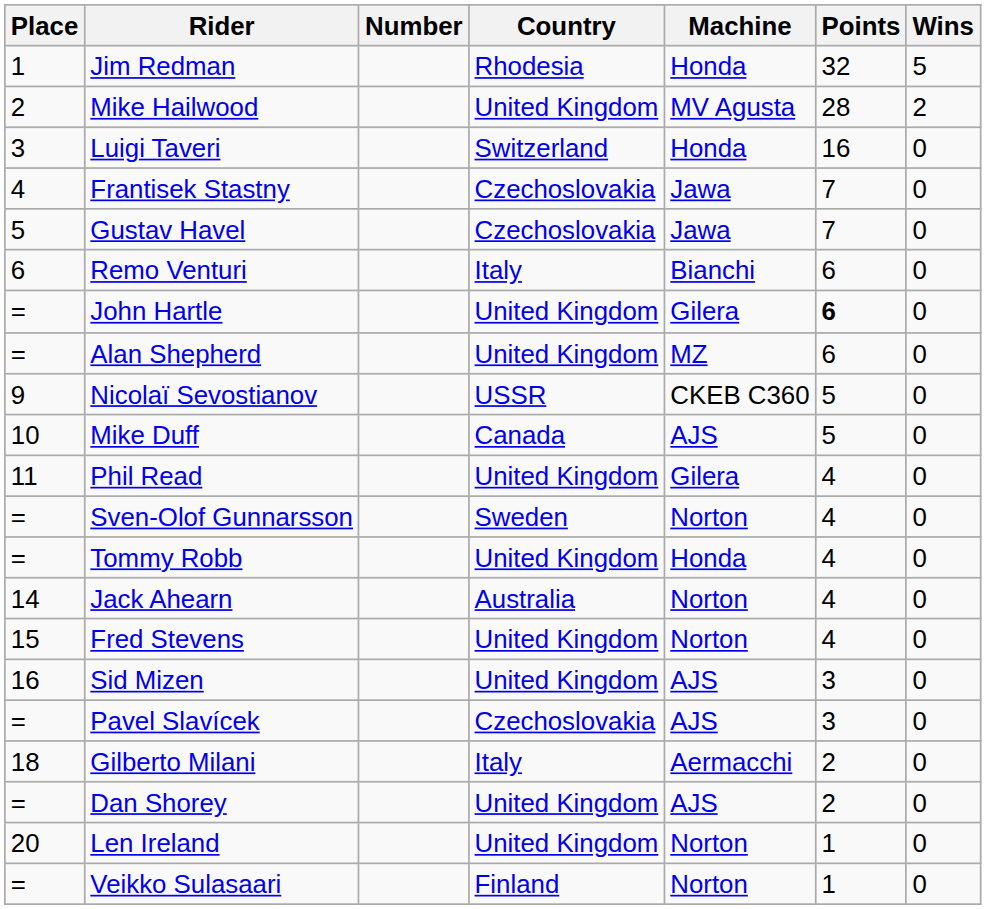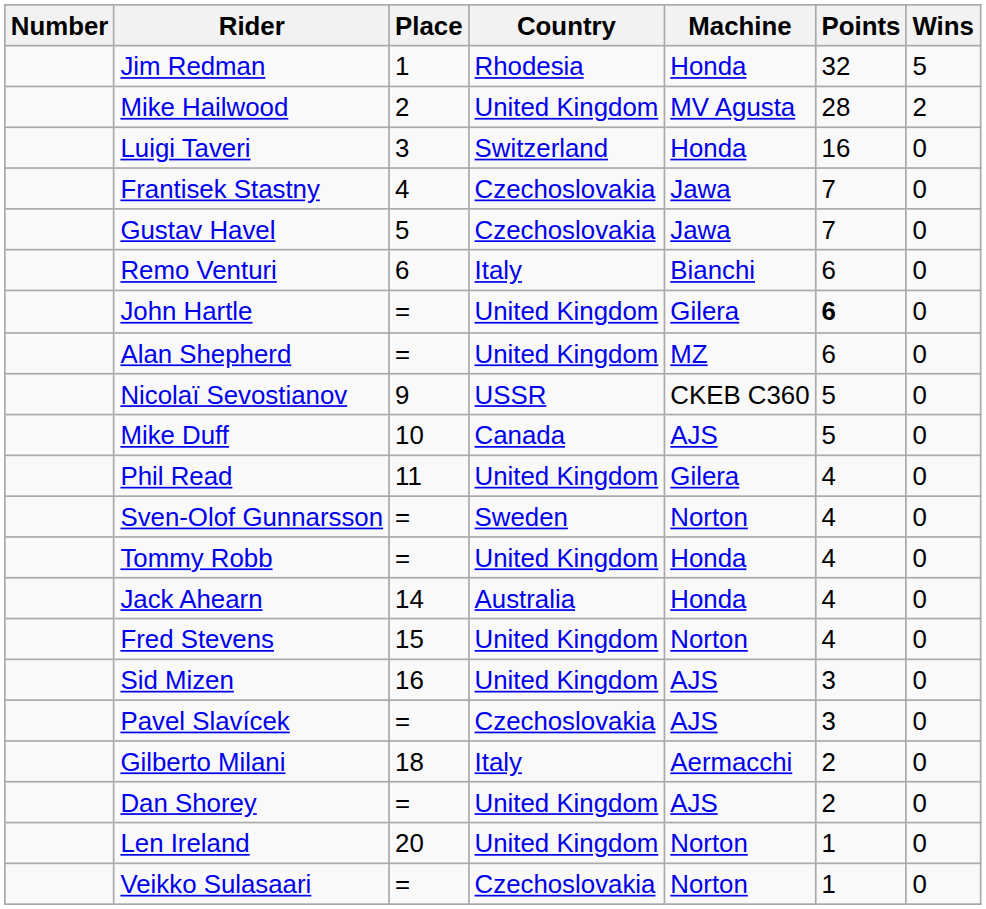columns swapped: (45, 25) <-> (414, 25)
(709, 598) Norton -> (708, 598) Honda
(517, 885) Finland -> (565, 885) Czechoslovakia
